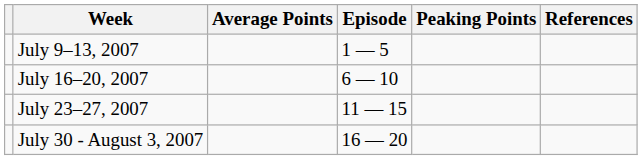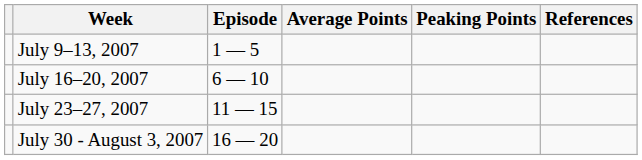columns swapped: (375, 19) <-> (272, 19)
